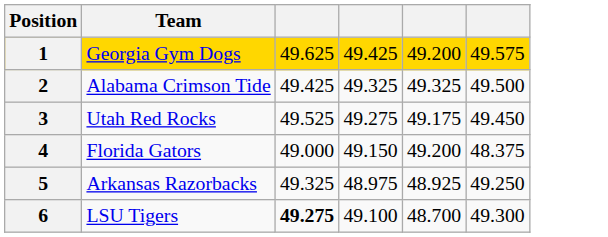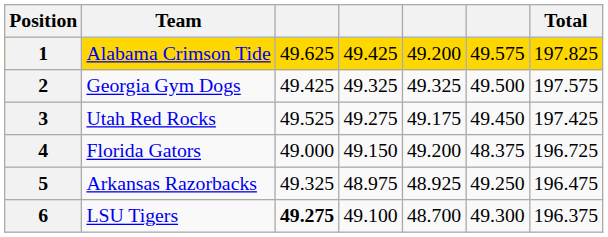+ column: (566, 20)
(164, 53) Georgia Gym Dogs -> (179, 53) Alabama Crimson Tide
(179, 86) Alabama Crimson Tide -> (164, 86) Georgia Gym Dogs
